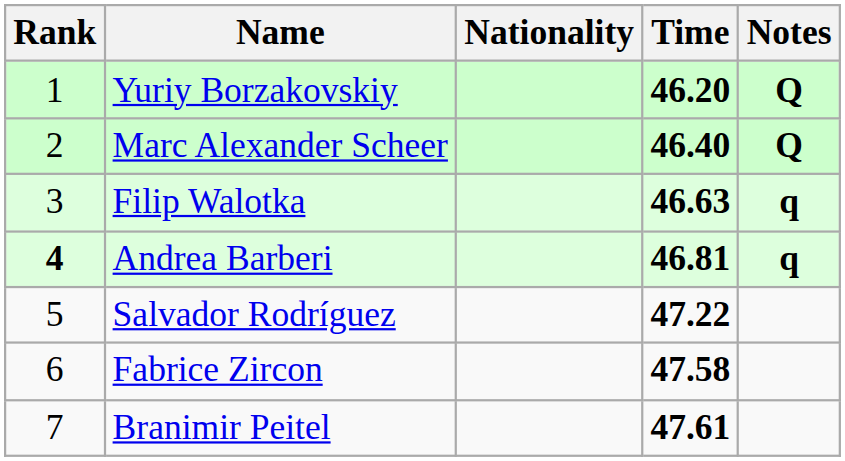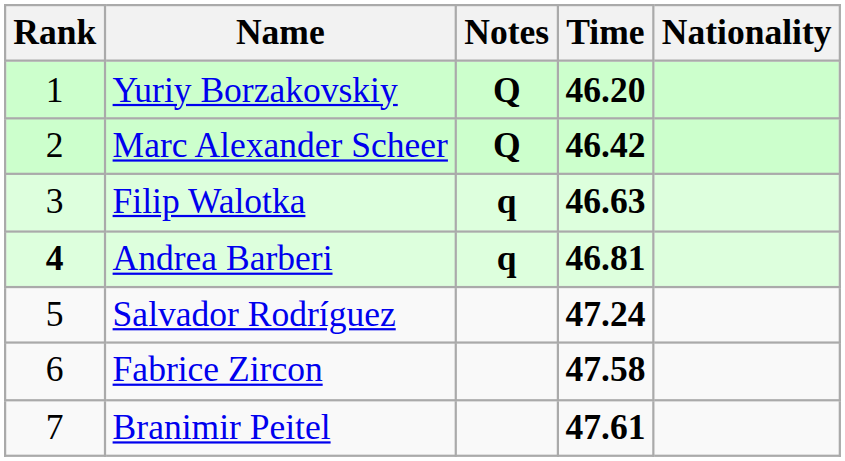columns swapped: (549, 32) <-> (789, 32)
(690, 145) 46.40 -> (605, 145) 46.42
(690, 314) 47.22 -> (605, 314) 47.24
